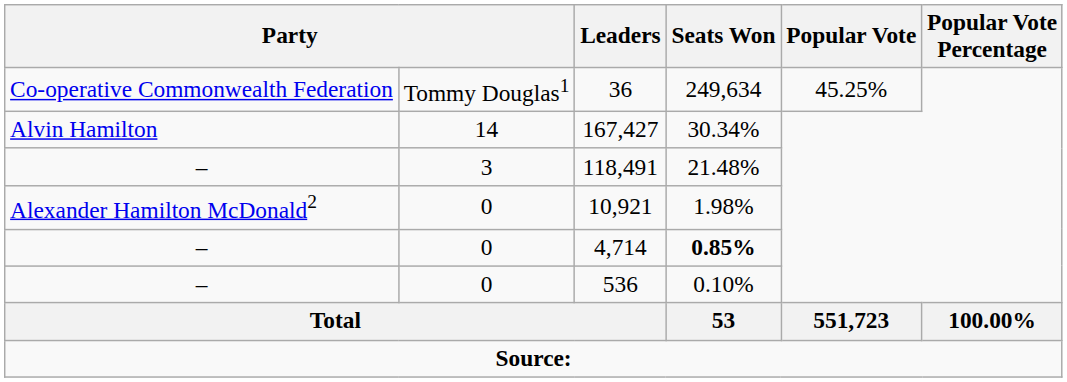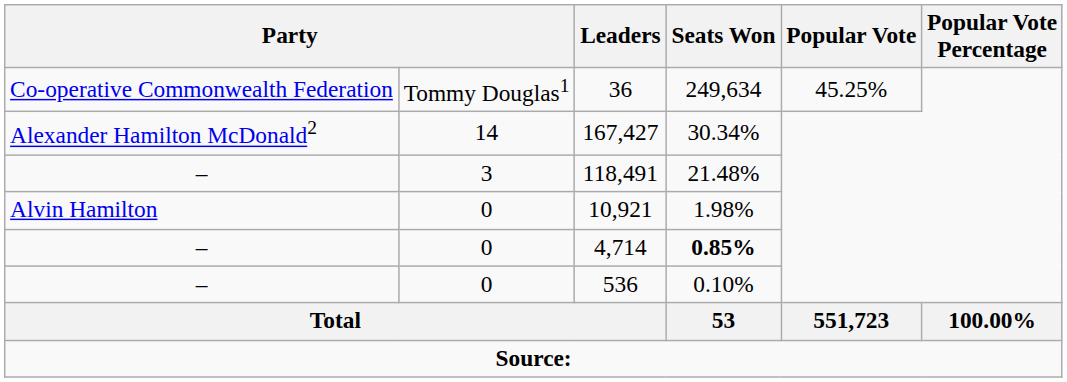(84, 129) Alvin Hamilton -> (164, 132) Alexander Hamilton McDonald2
(164, 206) Alexander Hamilton McDonald2 -> (84, 210) Alvin Hamilton
